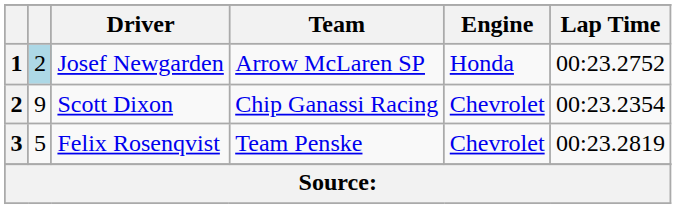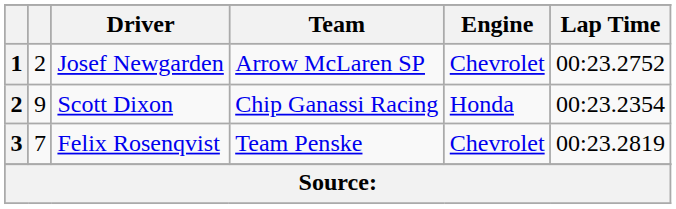(40, 63) lightblue background -> (40, 63) no background
(482, 63) Honda -> (497, 63) Chevrolet
(497, 103) Chevrolet -> (482, 103) Honda
(40, 143) 5 -> (40, 143) 7
